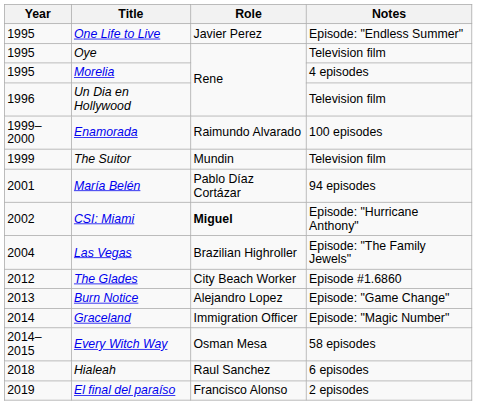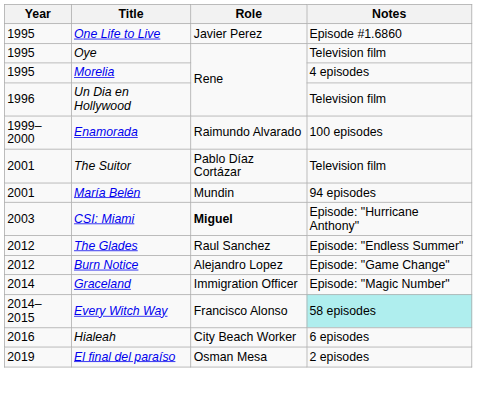(386, 33) Episode: "Endless Summer" -> (356, 33) Episode #1.6860
(21, 159) 1999 -> (21, 166) 2001
(214, 159) Mundin -> (224, 166) Pablo Díaz Cortázar
(224, 185) Pablo Díaz Cortázar -> (214, 192) Mundin
(21, 219) 2002 -> (21, 219) 2003
- row: (103, 252)
(245, 278) City Beach Worker -> (232, 245) Raul Sanchez
(355, 278) Episode #1.6860 -> (386, 245) Episode: "Endless Summer"
(21, 298) 2013 -> (21, 265) 2012
(230, 344) Osman Mesa -> (241, 311) Francisco Alonso
(342, 344) no background -> (343, 311) paleturquoise background
(21, 370) 2018 -> (21, 337) 2016
(232, 370) Raul Sanchez -> (245, 337) City Beach Worker
(240, 390) Francisco Alonso -> (230, 357) Osman Mesa
